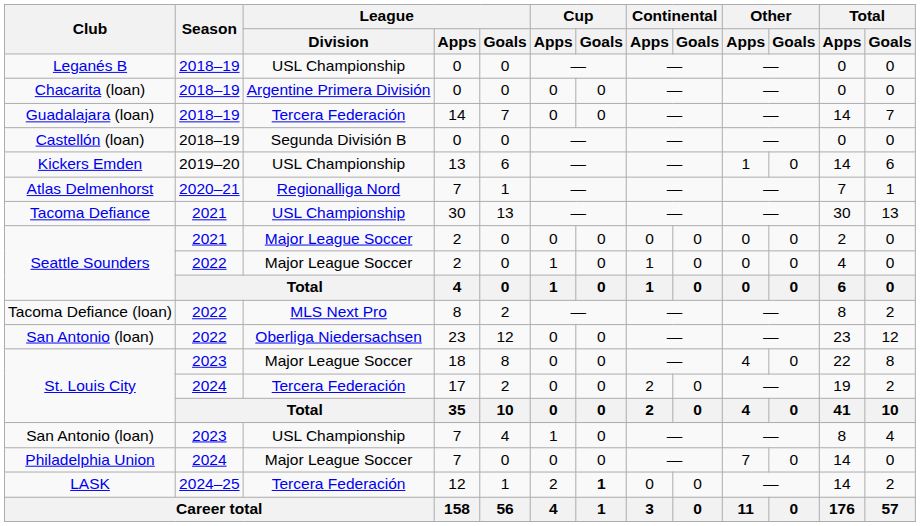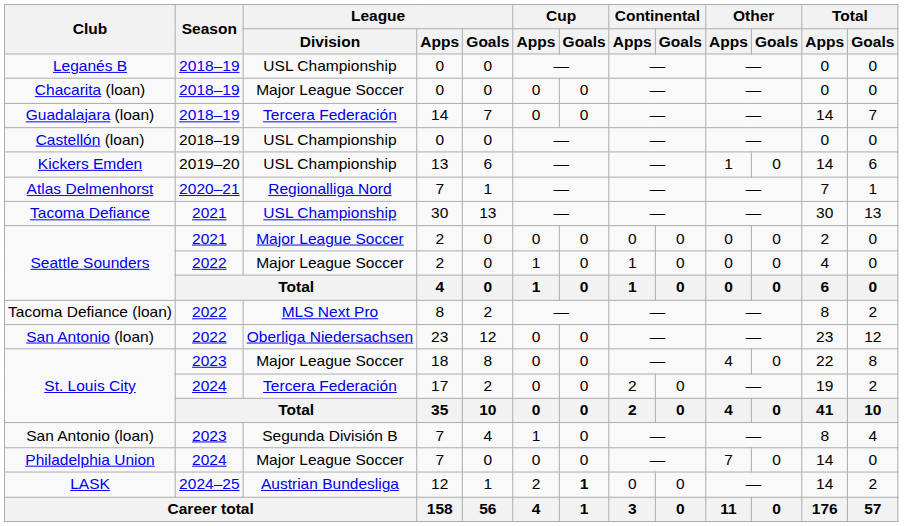(339, 90) Argentine Primera División -> (330, 90) Major League Soccer
(339, 139) Segunda División B -> (330, 139) USL Championship
(339, 435) USL Championship -> (330, 435) Segunda División B
(339, 484) Tercera Federación -> (330, 484) Austrian Bundesliga
